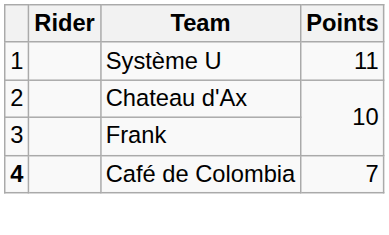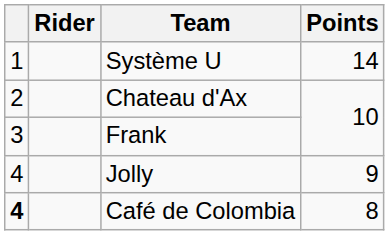(366, 60) 11 -> (365, 60) 14
+ row: (129, 173)
(372, 173) 7 -> (372, 211) 8
